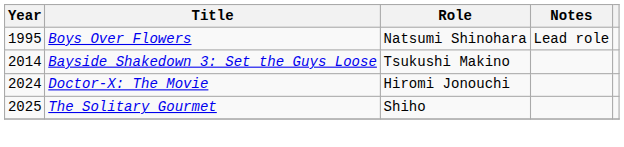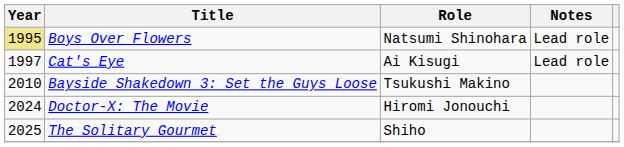(25, 39) no background -> (25, 39) khaki background
+ row: (86, 62)
(25, 62) 2014 -> (25, 85) 2010
